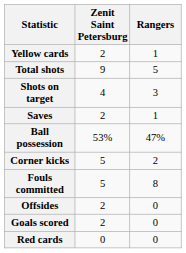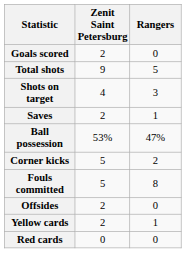rows swapped: (40, 223) <-> (40, 53)
